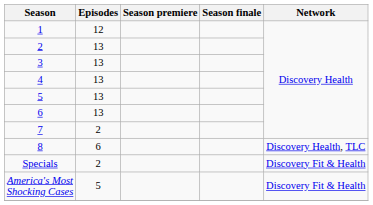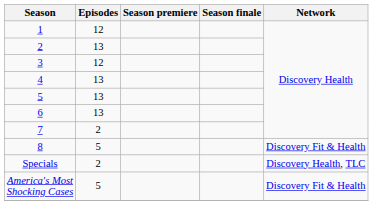(98, 63) 13 -> (98, 63) 12
(98, 146) 6 -> (98, 146) 5
(316, 146) Discovery Health, TLC -> (316, 146) Discovery Fit & Health
(316, 163) Discovery Fit & Health -> (316, 163) Discovery Health, TLC
